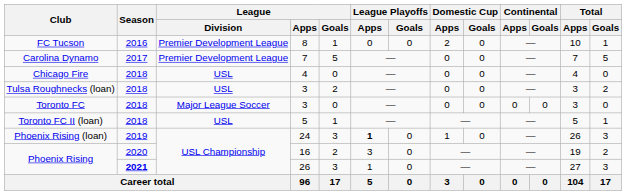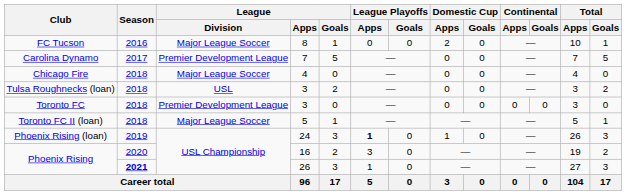(223, 43) Premier Development League -> (223, 43) Major League Soccer
(223, 74) USL -> (223, 74) Major League Soccer
(223, 105) Major League Soccer -> (223, 105) Premier Development League
(223, 120) USL -> (223, 120) Major League Soccer
